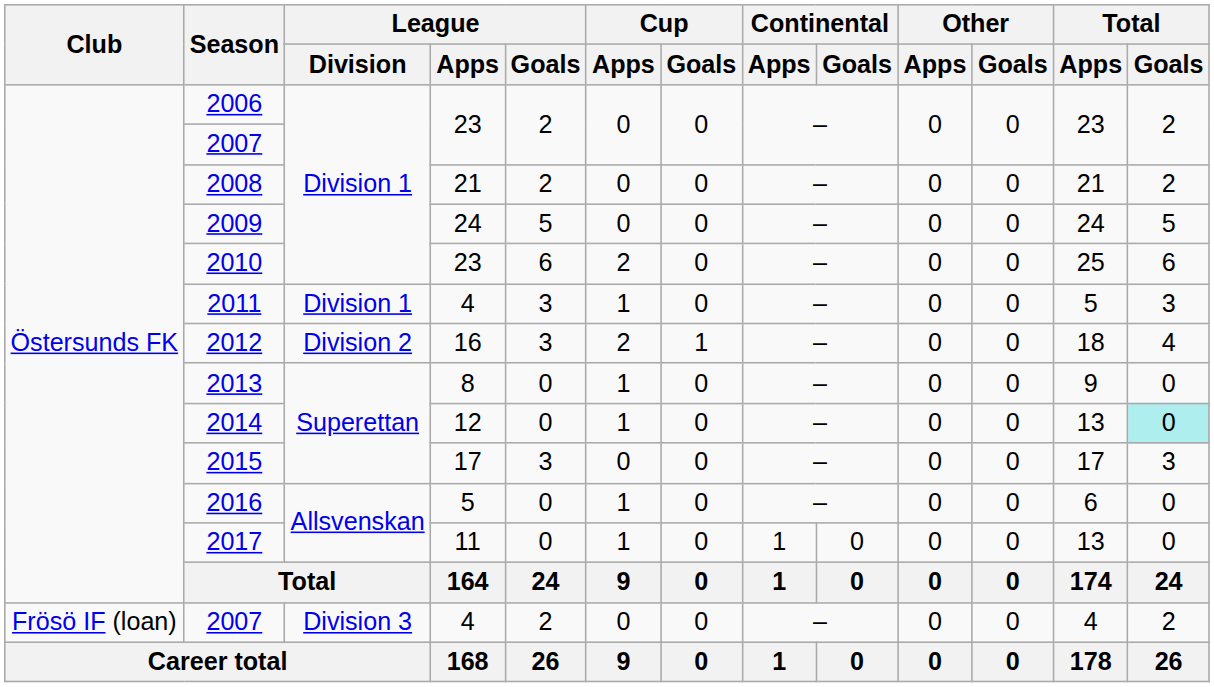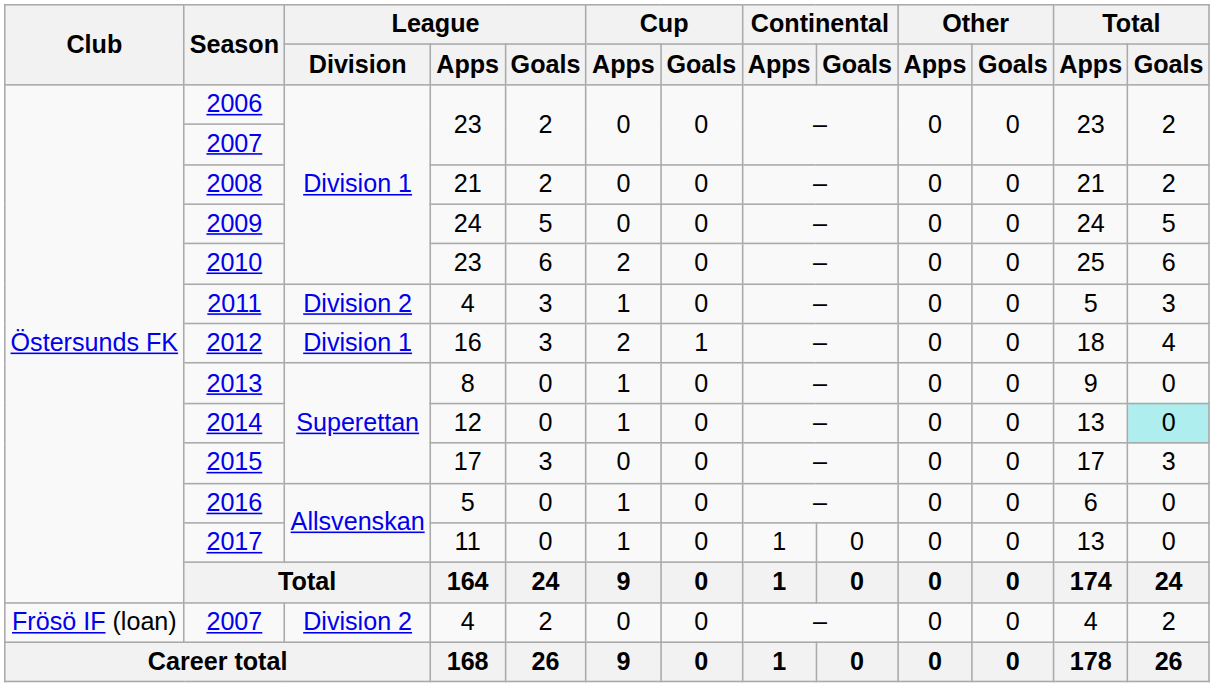(358, 303) Division 1 -> (358, 303) Division 2
(358, 343) Division 2 -> (358, 343) Division 1
(358, 622) Division 3 -> (358, 622) Division 2
